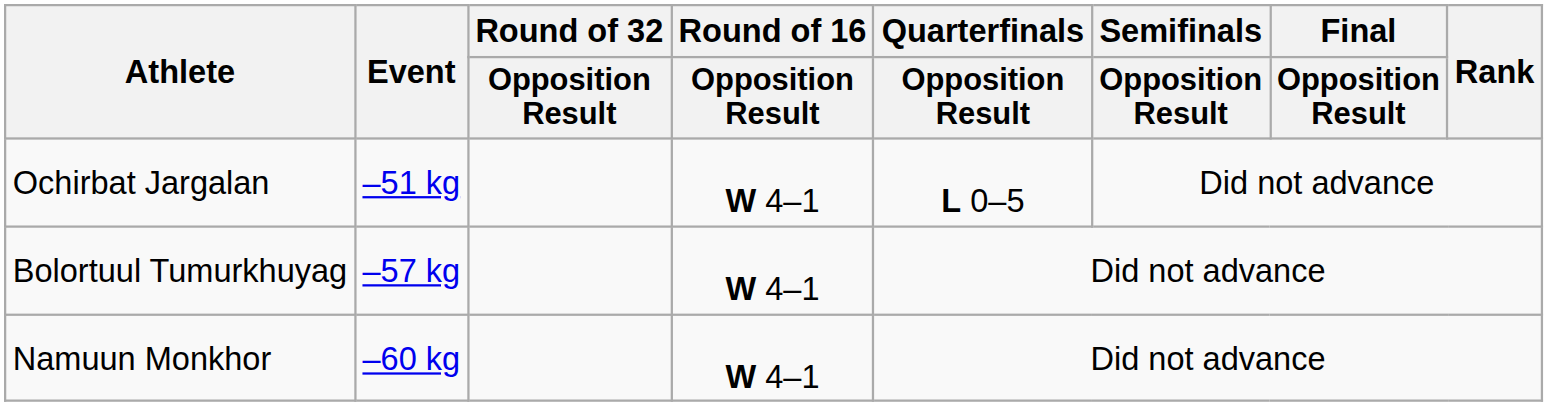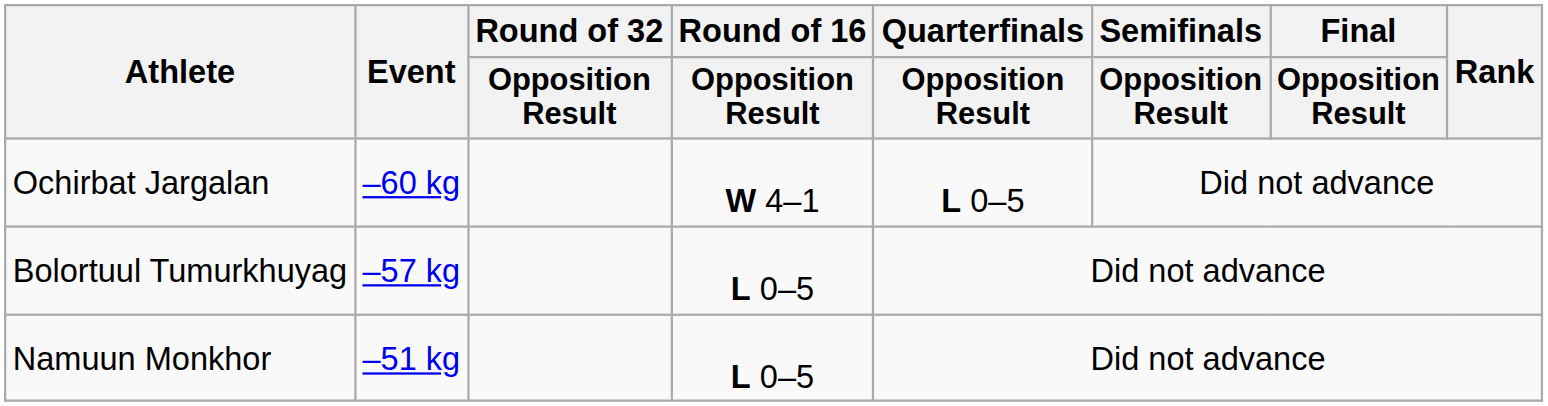(411, 183) –51 kg -> (411, 183) –60 kg
(772, 289) W 4–1 -> (772, 289) L 0–5
(411, 358) –60 kg -> (411, 358) –51 kg
(772, 376) W 4–1 -> (772, 376) L 0–5
